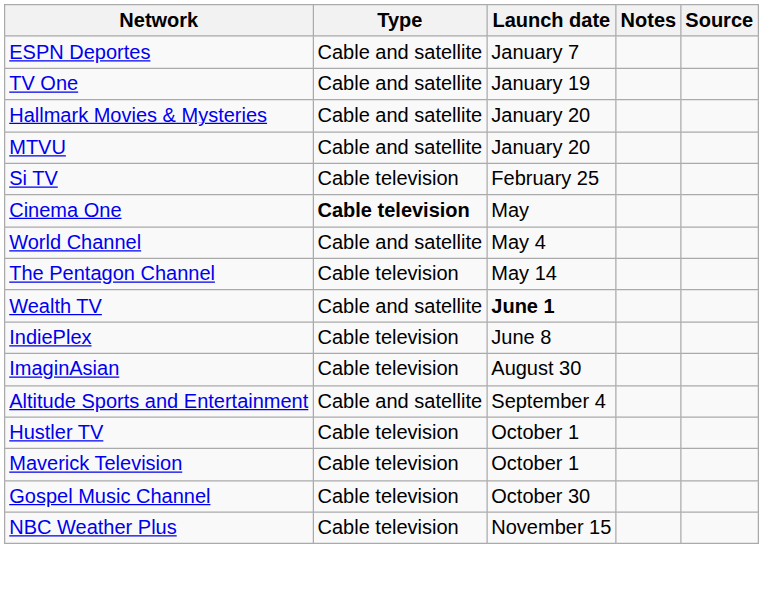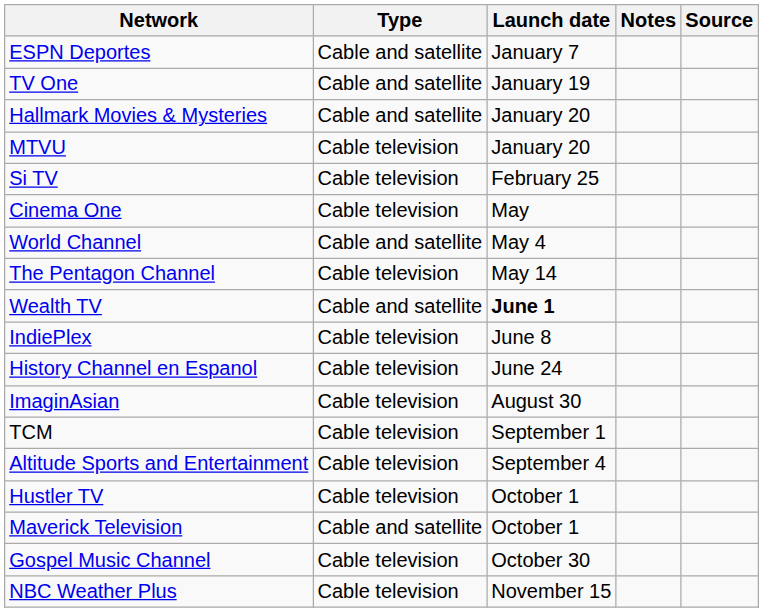(400, 147) Cable and satellite -> (388, 147) Cable television
(394, 210) bold -> (388, 210) normal
+ row: (133, 369)
+ row: (31, 432)
(400, 400) Cable and satellite -> (388, 464) Cable television
(388, 464) Cable television -> (400, 527) Cable and satellite
